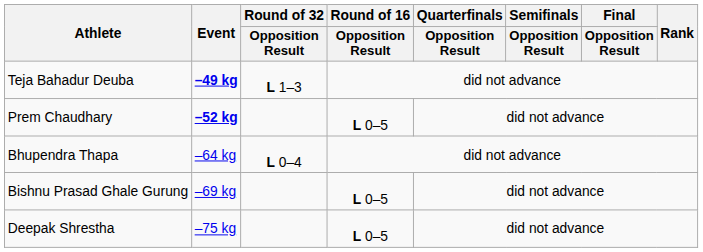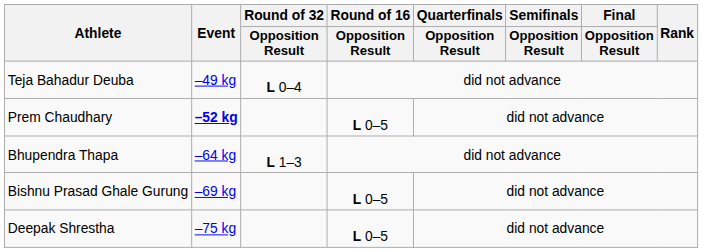(216, 80) bold -> (215, 80) normal
(284, 88) L 1–3 -> (284, 88) L 0–4
(284, 162) L 0–4 -> (284, 162) L 1–3
